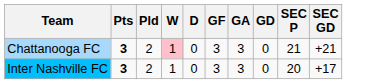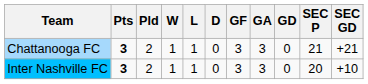+ column: (194, 21)
(172, 48) pink background -> (172, 48) no background
(326, 68) +17 -> (347, 68) +10
